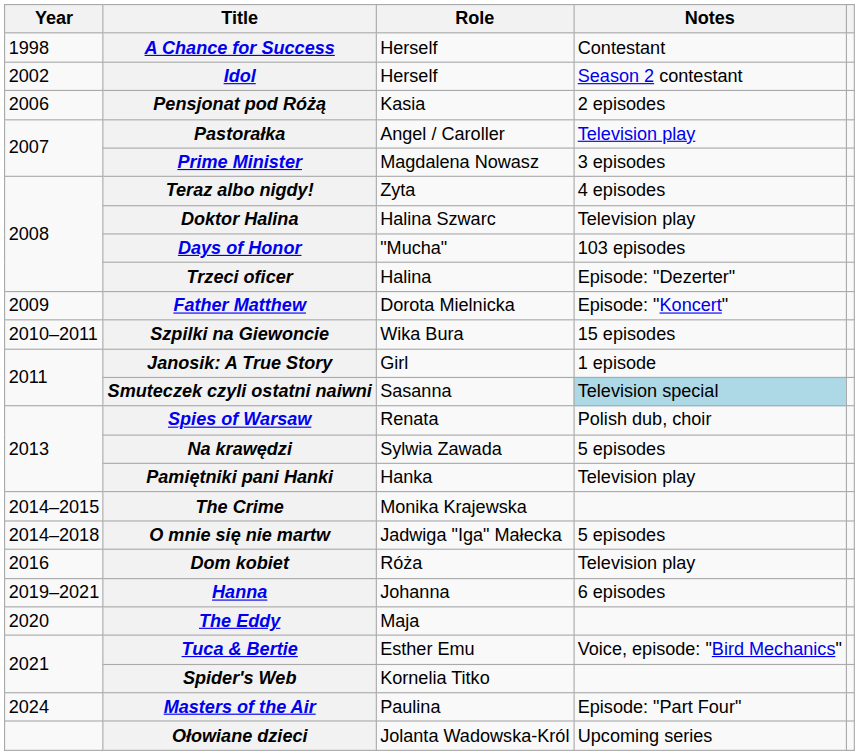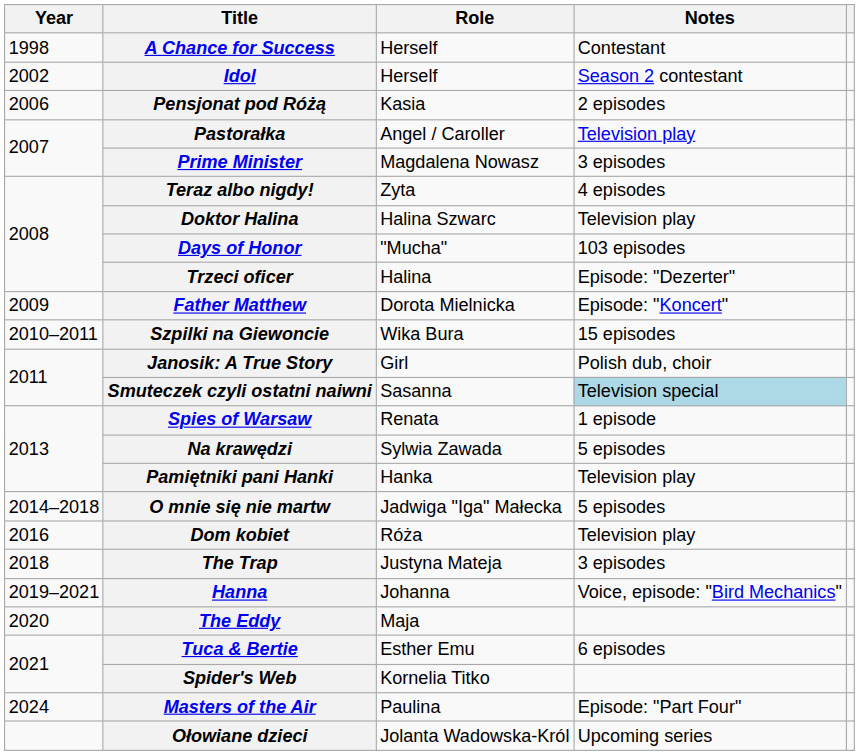(617, 362) 1 episode -> (645, 362) Polish dub, choir
(645, 420) Polish dub, choir -> (617, 420) 1 episode
- row: (240, 506)
+ row: (240, 563)
(621, 592) 6 episodes -> (710, 592) Voice, episode: "Bird Mechanics"
(710, 649) Voice, episode: "Bird Mechanics" -> (621, 649) 6 episodes
